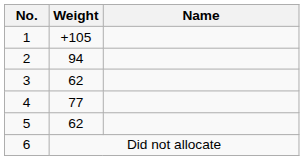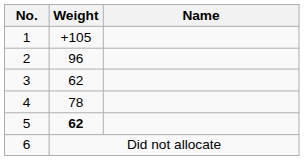(76, 59) 94 -> (76, 59) 96
(76, 102) 77 -> (76, 102) 78
(76, 124) normal -> (76, 124) bold
